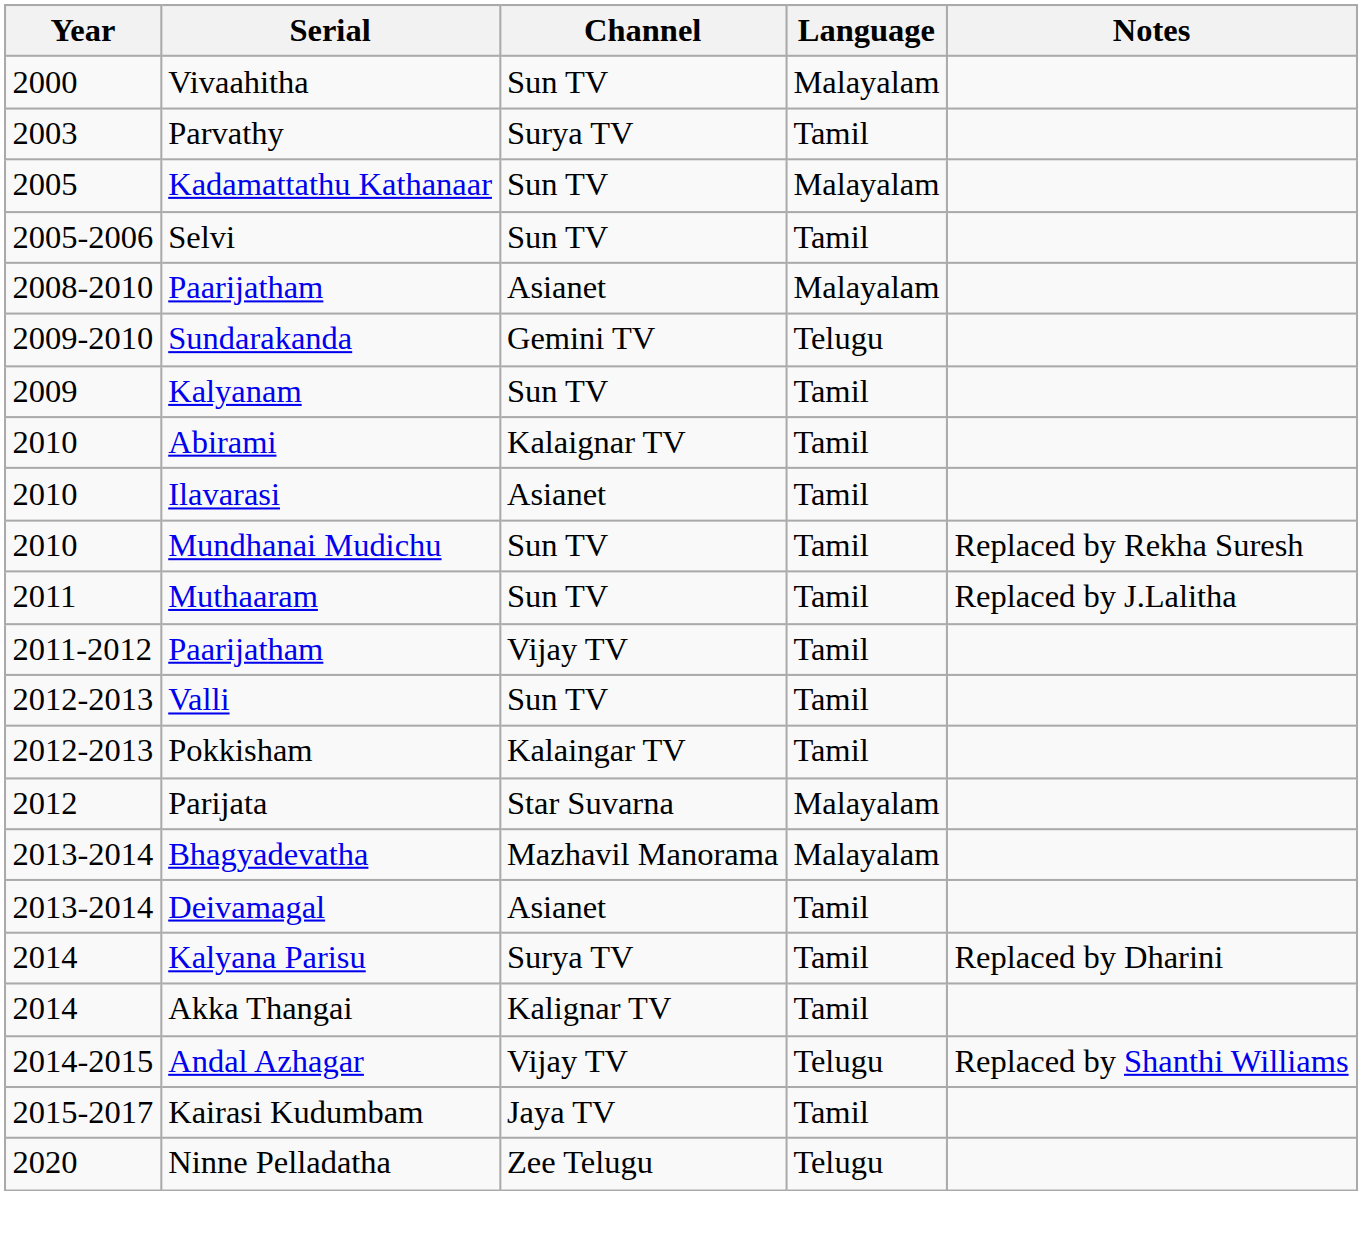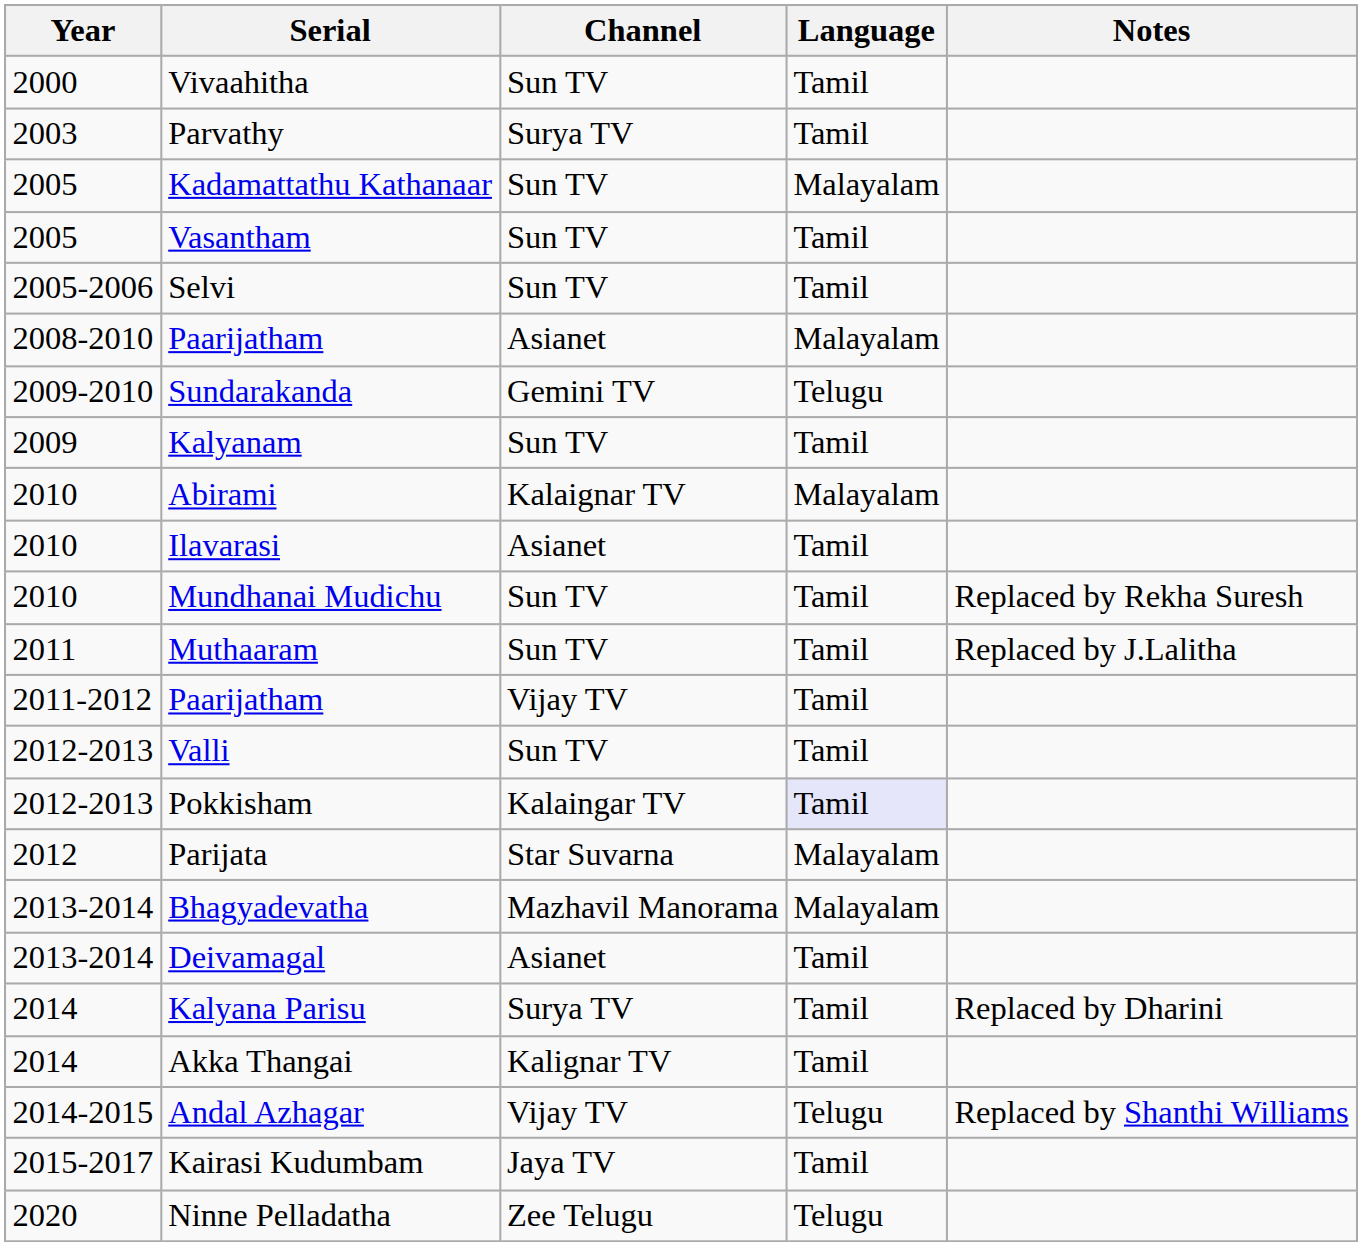(866, 81) Malayalam -> (831, 81) Tamil
+ row: (45, 236)
(831, 442) Tamil -> (866, 493) Malayalam
(831, 751) no background -> (831, 802) lavender background
